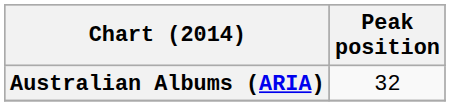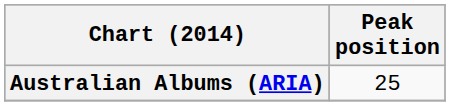(387, 83) 32 -> (387, 83) 25
